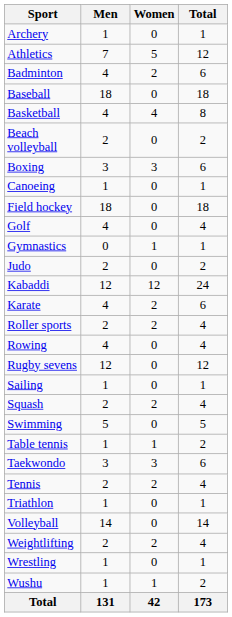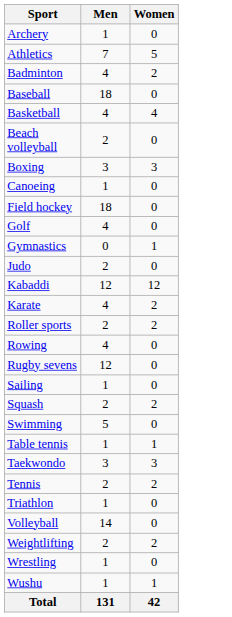- column: (203, 14)
